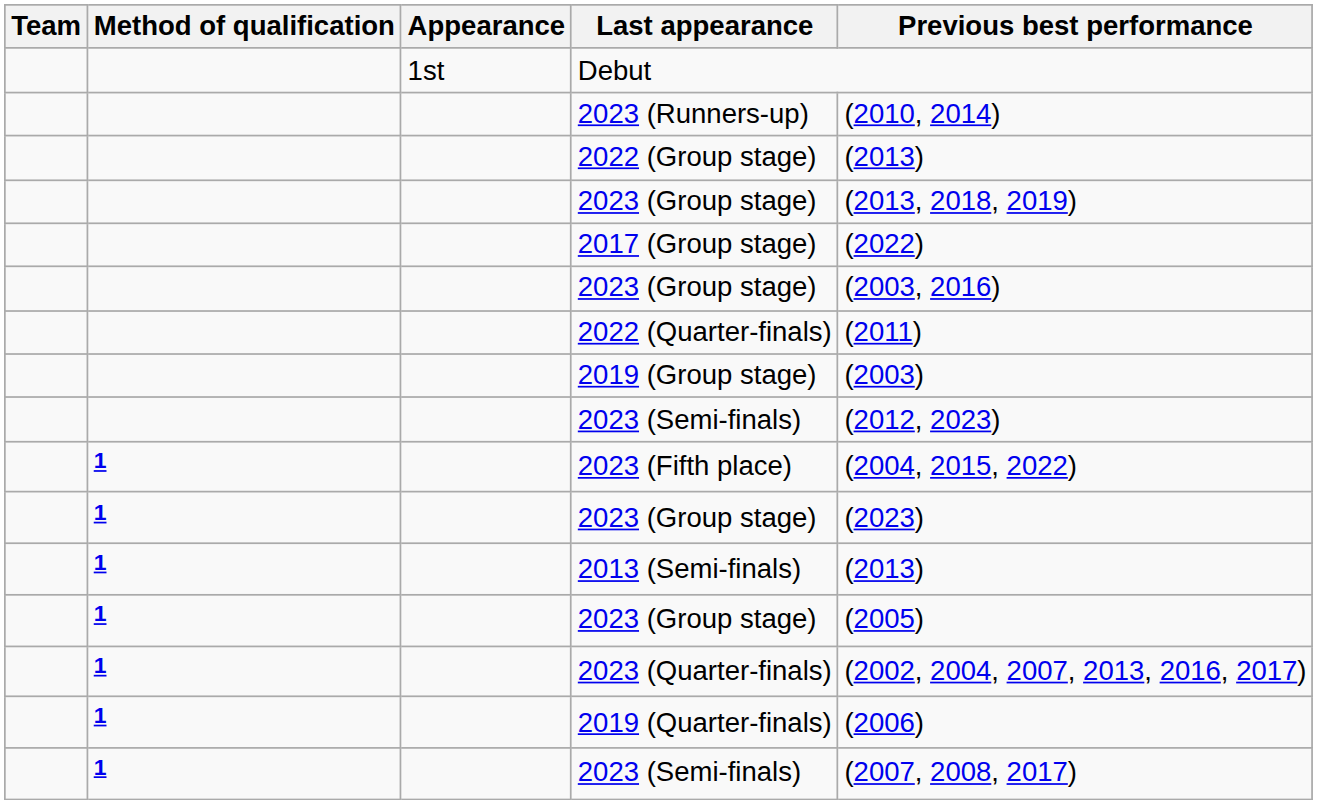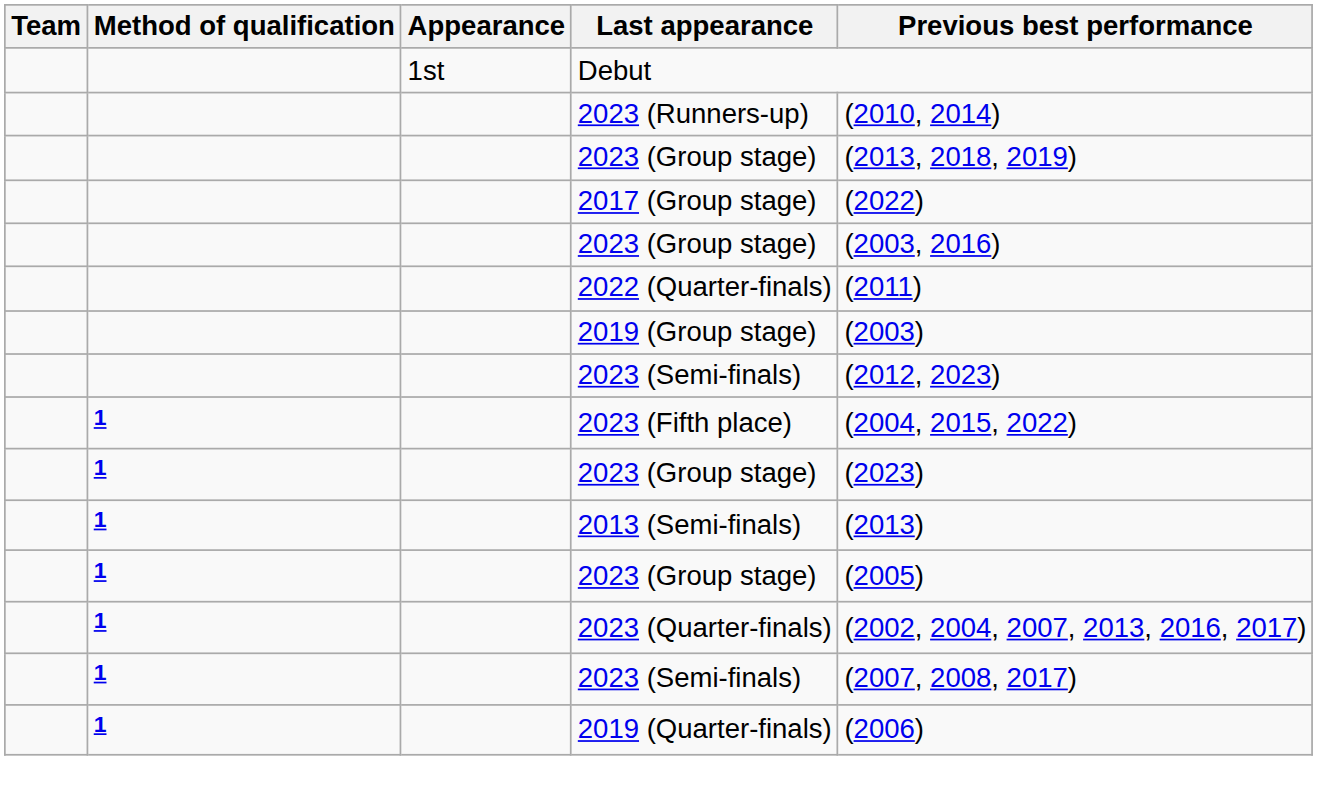- row: (244, 158)
rows swapped: (100, 767) <-> (100, 716)
